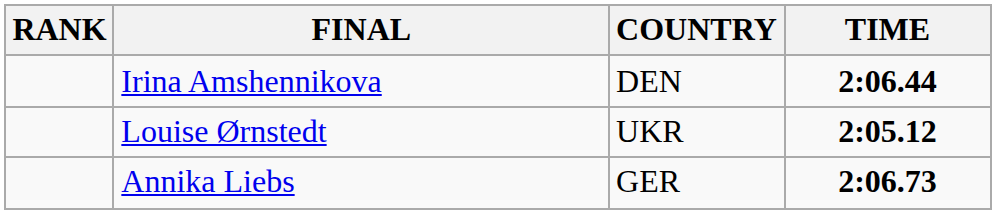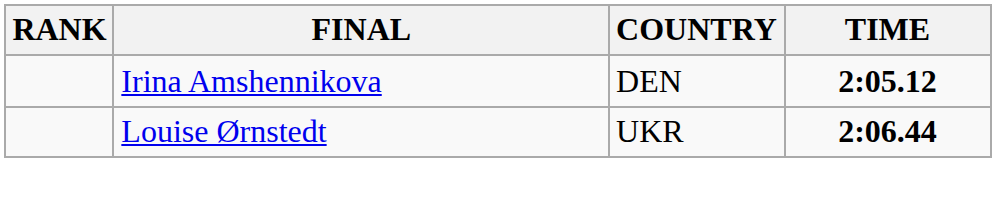(887, 80) 2:06.44 -> (887, 80) 2:05.12
(887, 131) 2:05.12 -> (887, 131) 2:06.44
- row: (208, 182)
